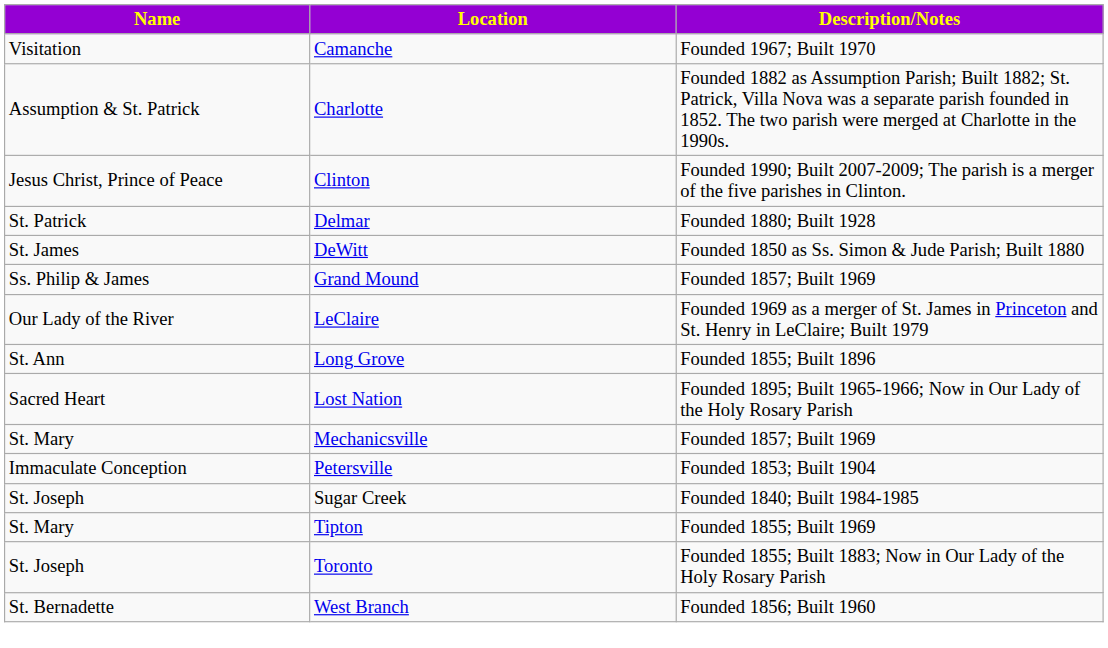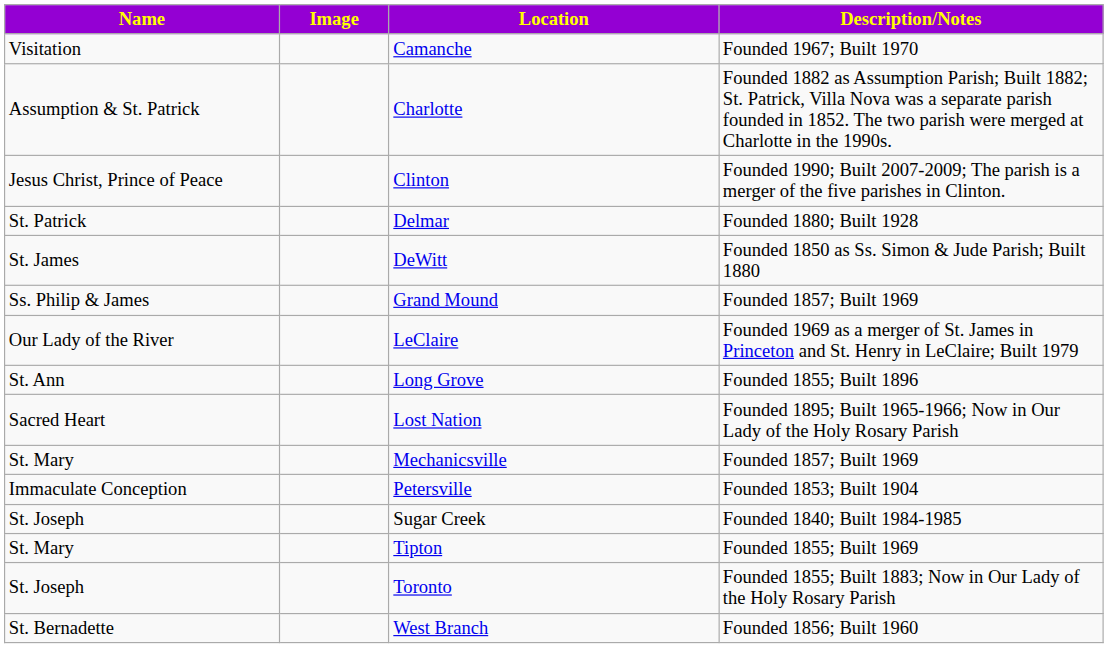+ column: (334, 19)
